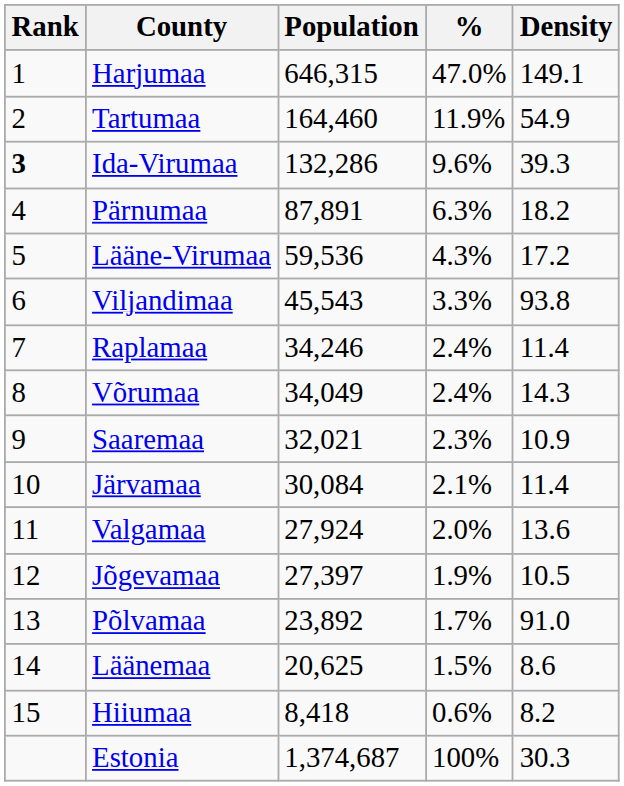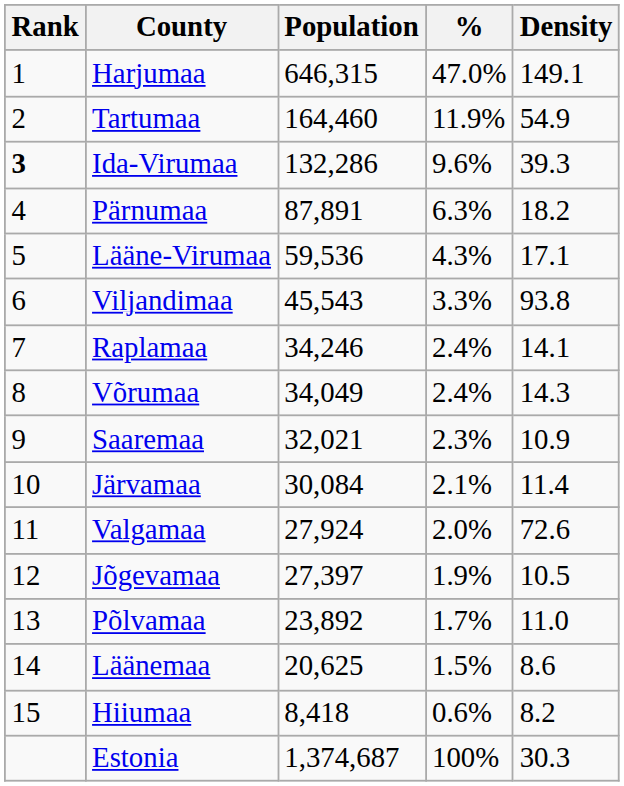(545, 255) 17.2 -> (545, 255) 17.1
(544, 347) 11.4 -> (545, 347) 14.1
(545, 529) 13.6 -> (545, 529) 72.6
(545, 621) 91.0 -> (544, 621) 11.0
